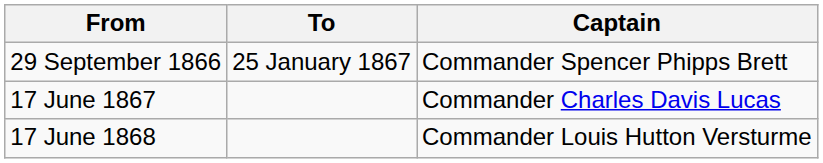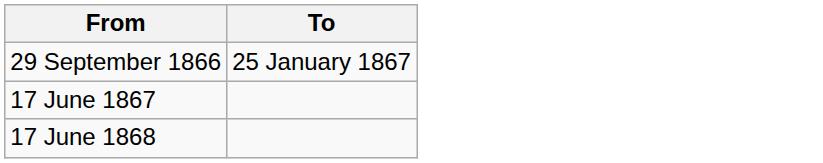- column: (617, 23)
